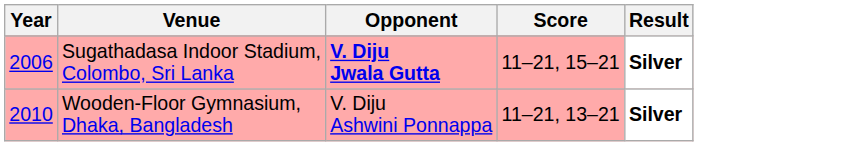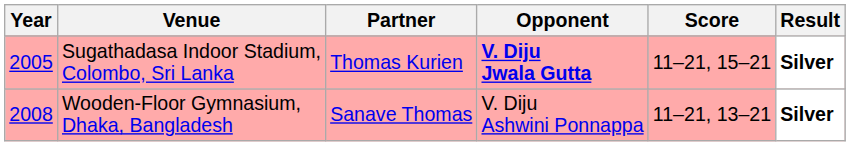+ column: (401, 21)
(31, 62) 2006 -> (31, 62) 2005
(31, 115) 2010 -> (31, 115) 2008
